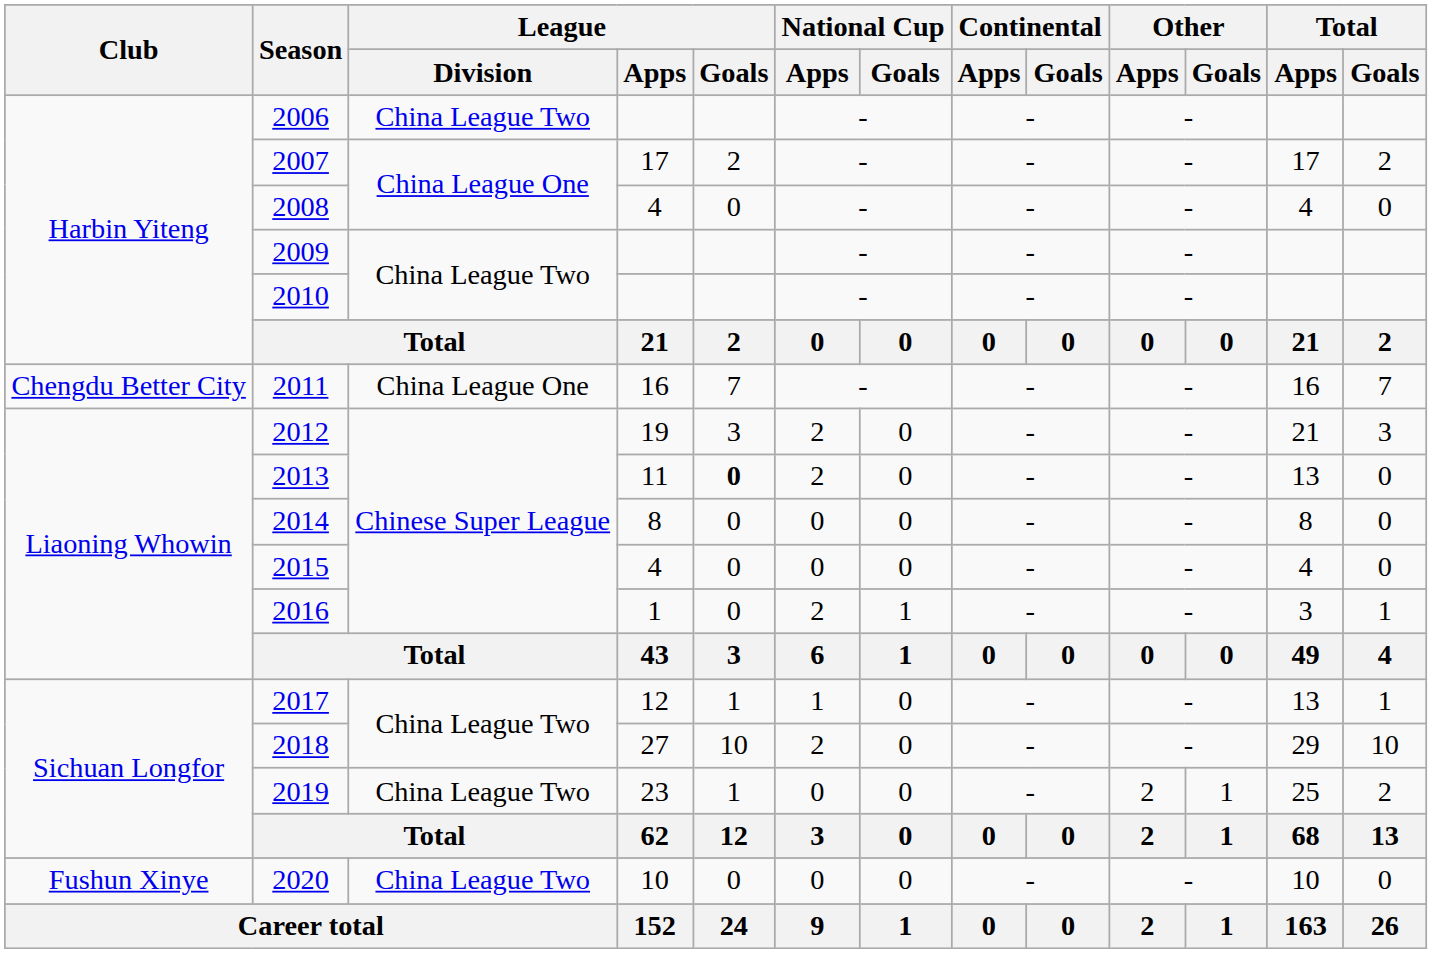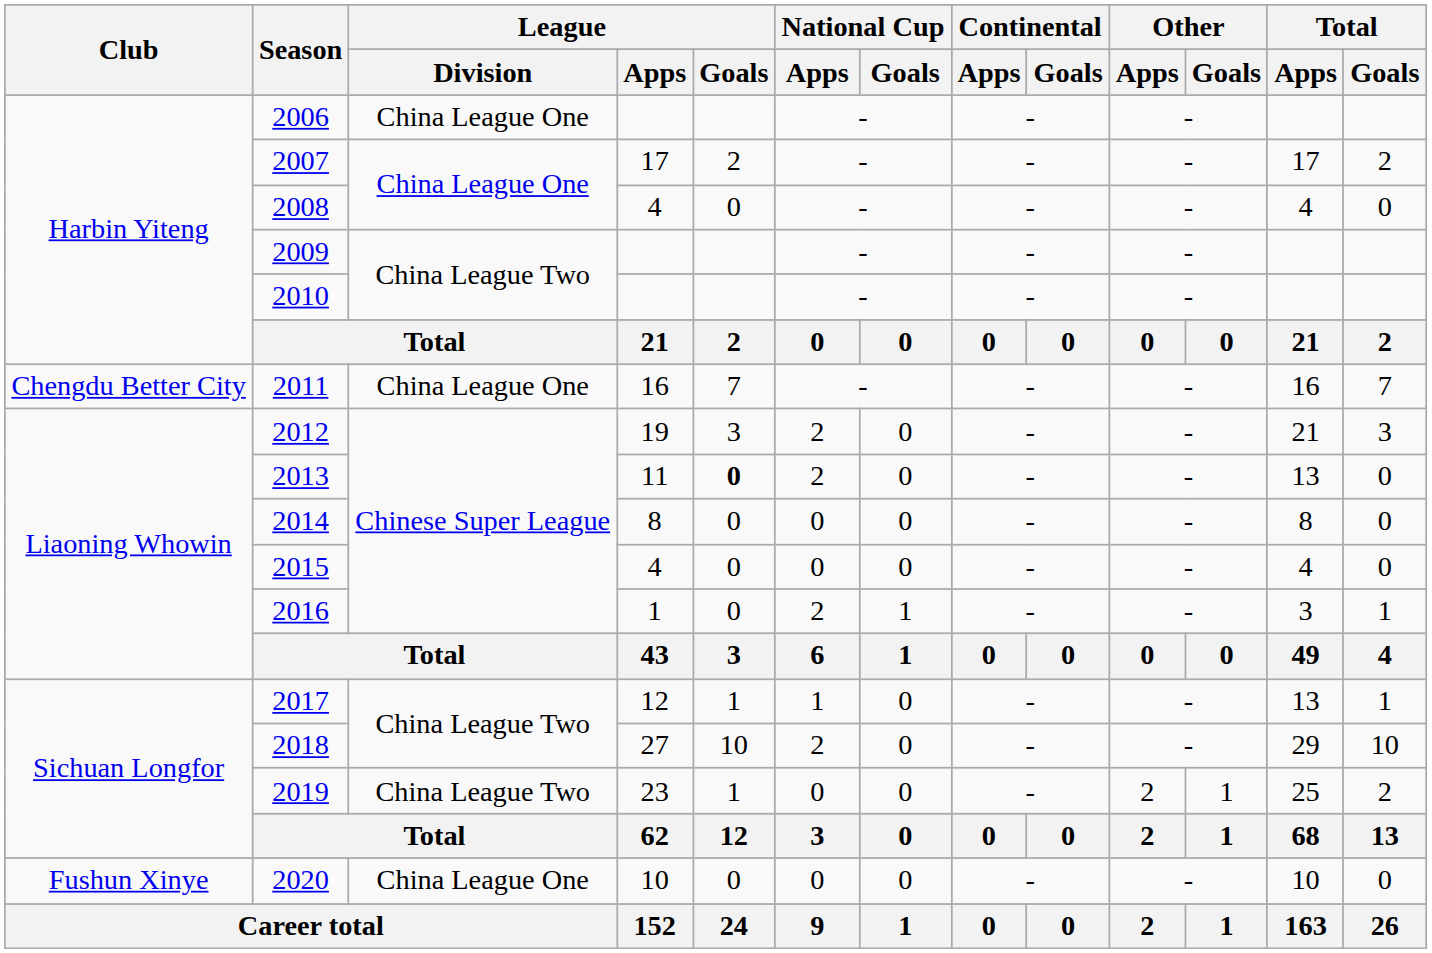(483, 116) China League Two -> (483, 116) China League One
(483, 880) China League Two -> (483, 880) China League One
